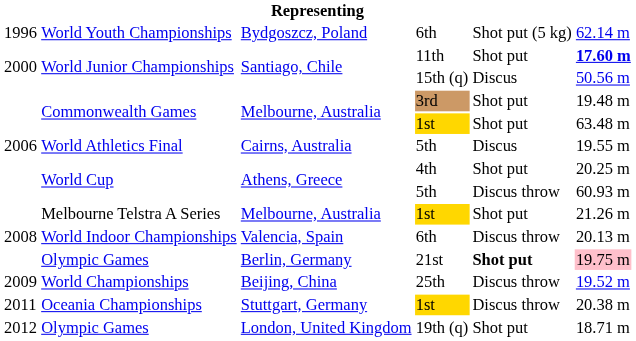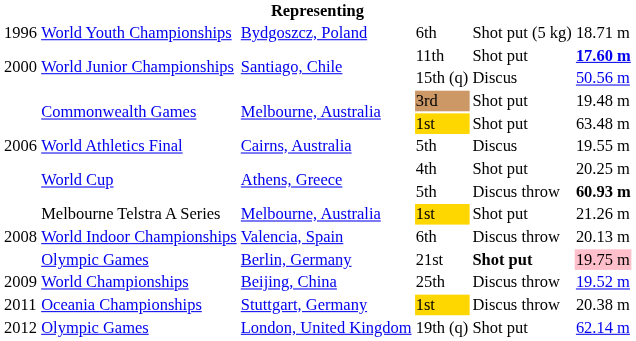(603, 33) 62.14 m -> (603, 33) 18.71 m
(603, 191) normal -> (603, 191) bold
(603, 327) 18.71 m -> (603, 327) 62.14 m
